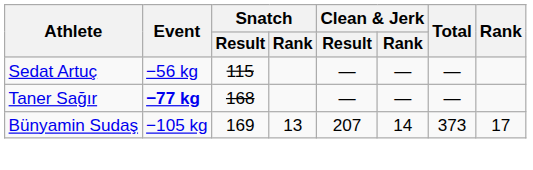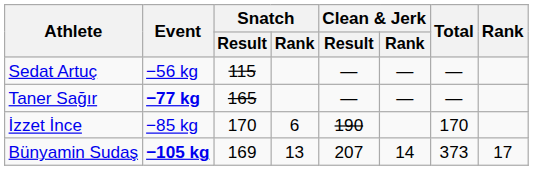(240, 98) 168 -> (242, 98) 165
+ row: (45, 125)
(177, 125) normal -> (178, 152) bold
